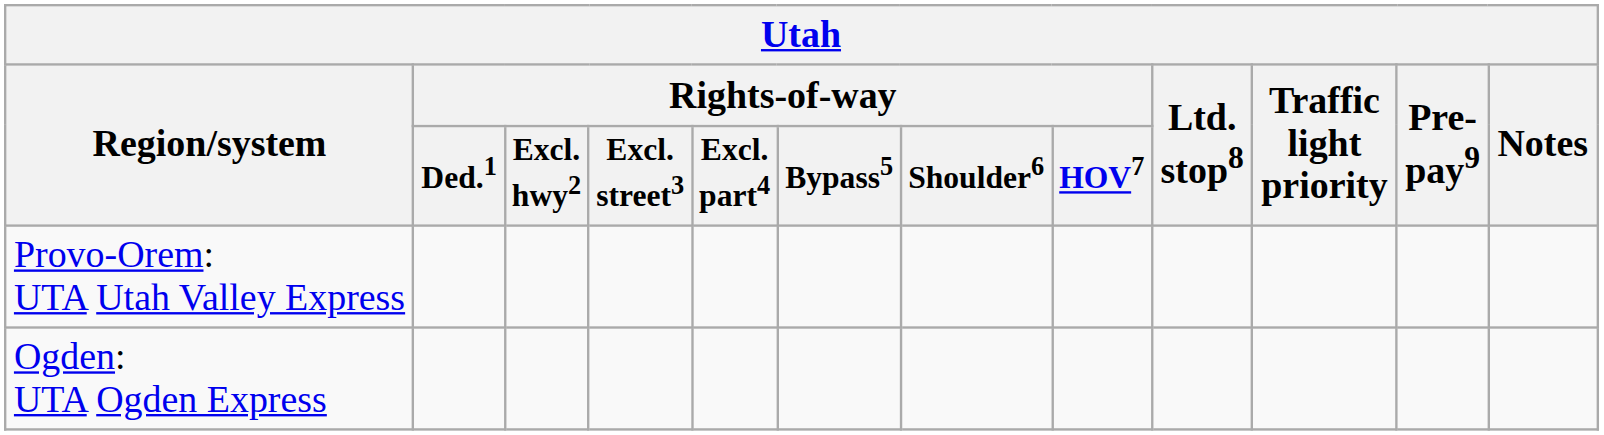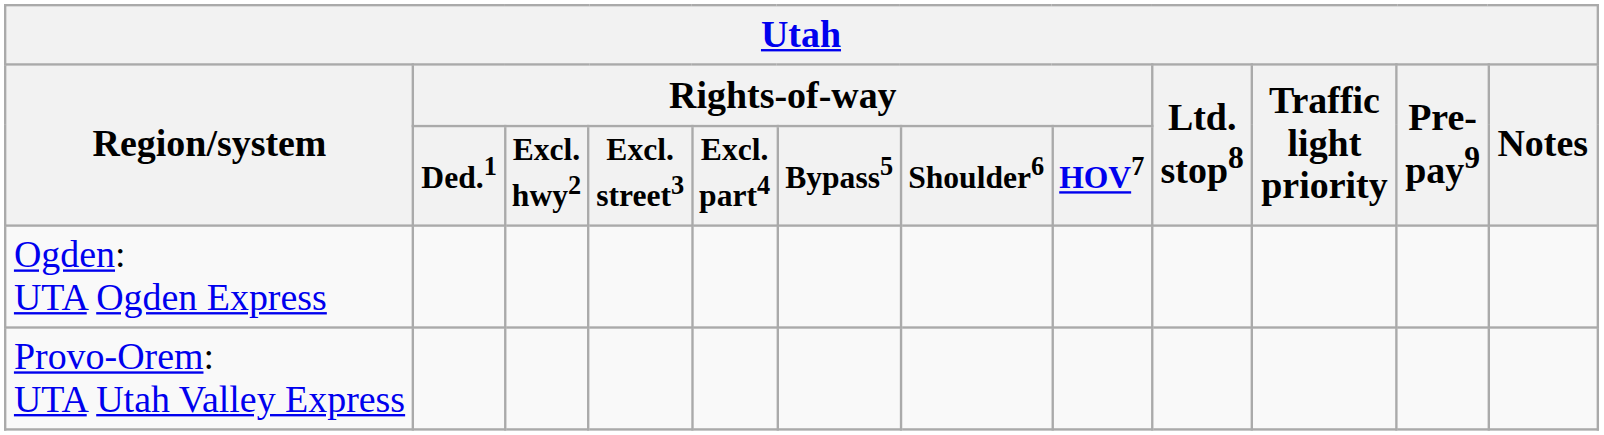rows swapped: (170, 377) <-> (210, 275)
